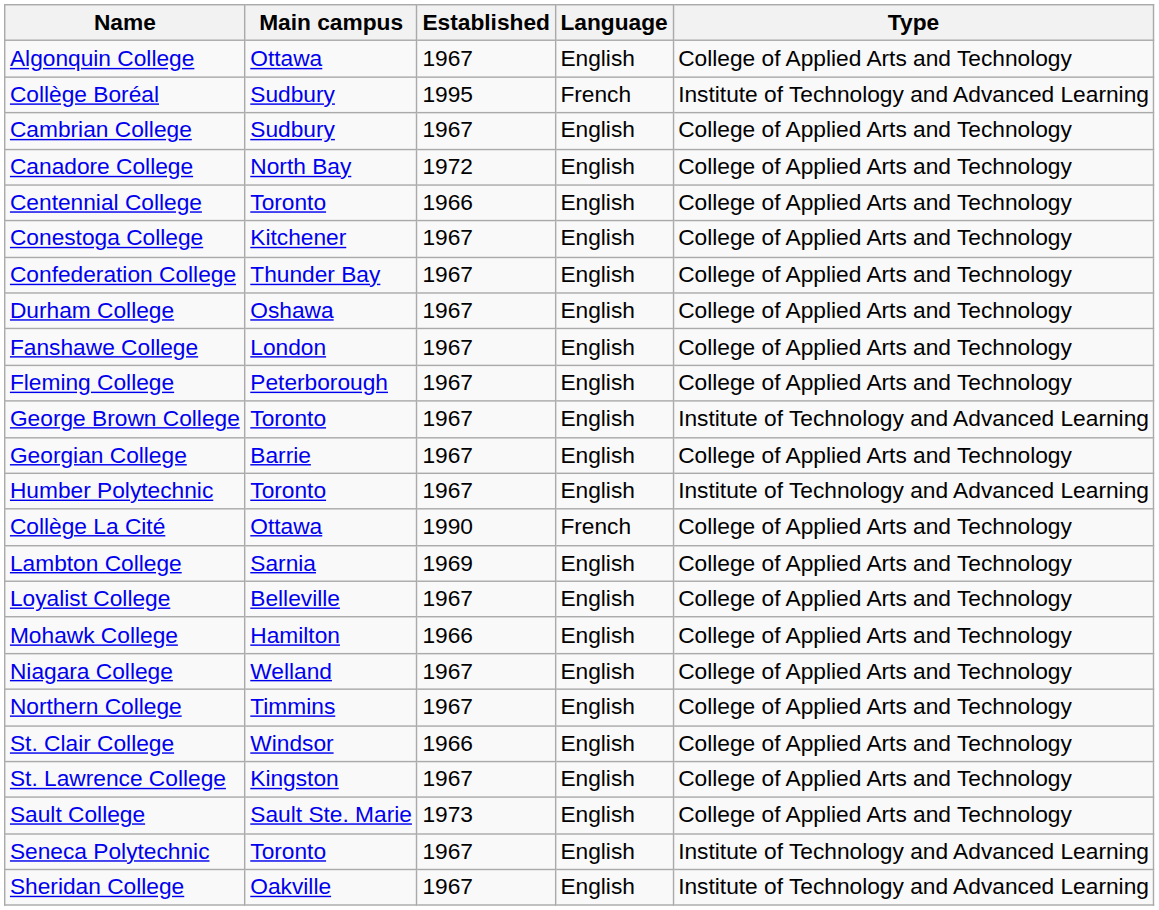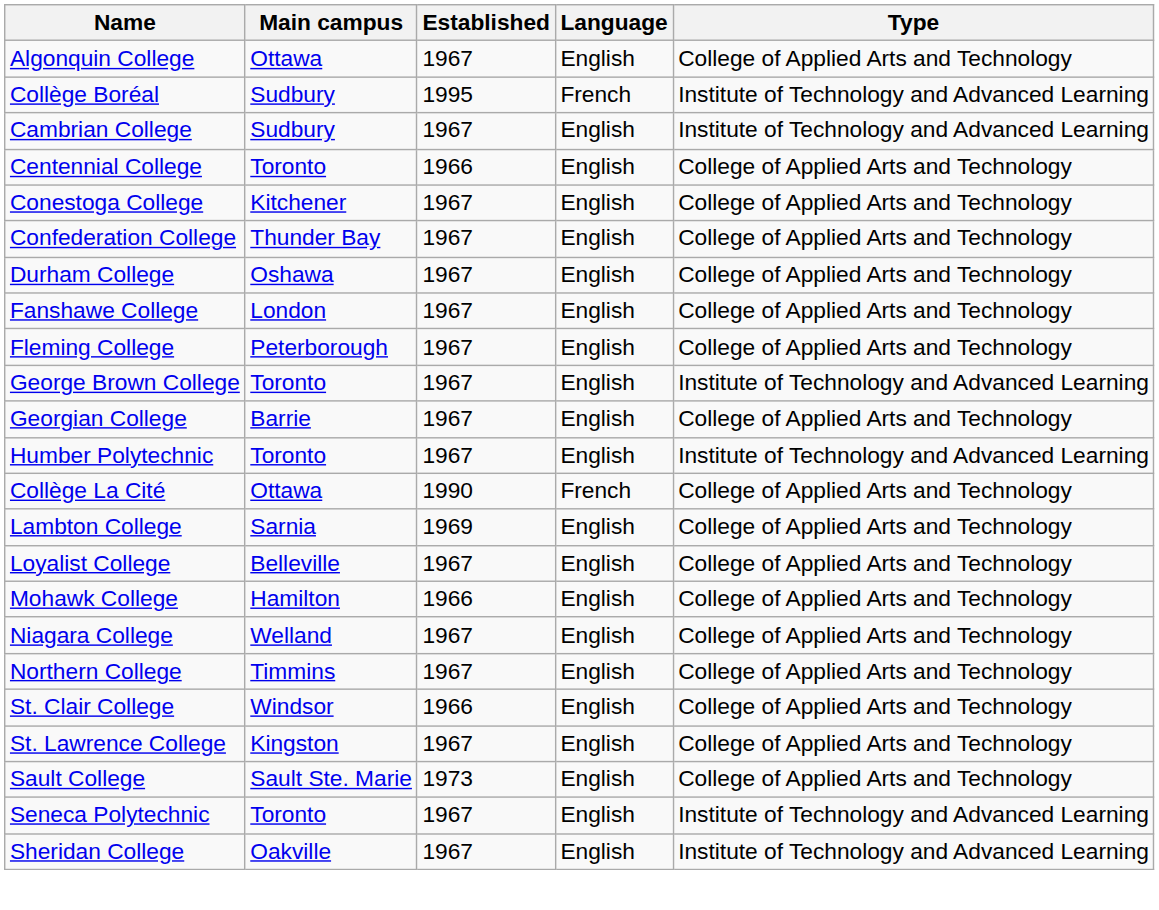(875, 130) College of Applied Arts and Technology -> (914, 130) Institute of Technology and Advanced Learning
- row: (102, 166)
